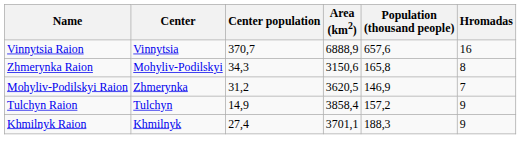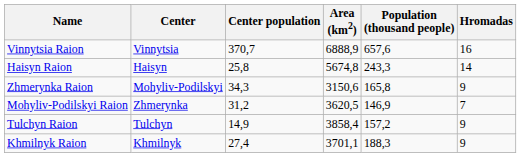+ row: (39, 67)
(463, 67) 8 -> (463, 86) 9
